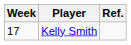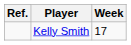columns swapped: (21, 13) <-> (113, 13)
